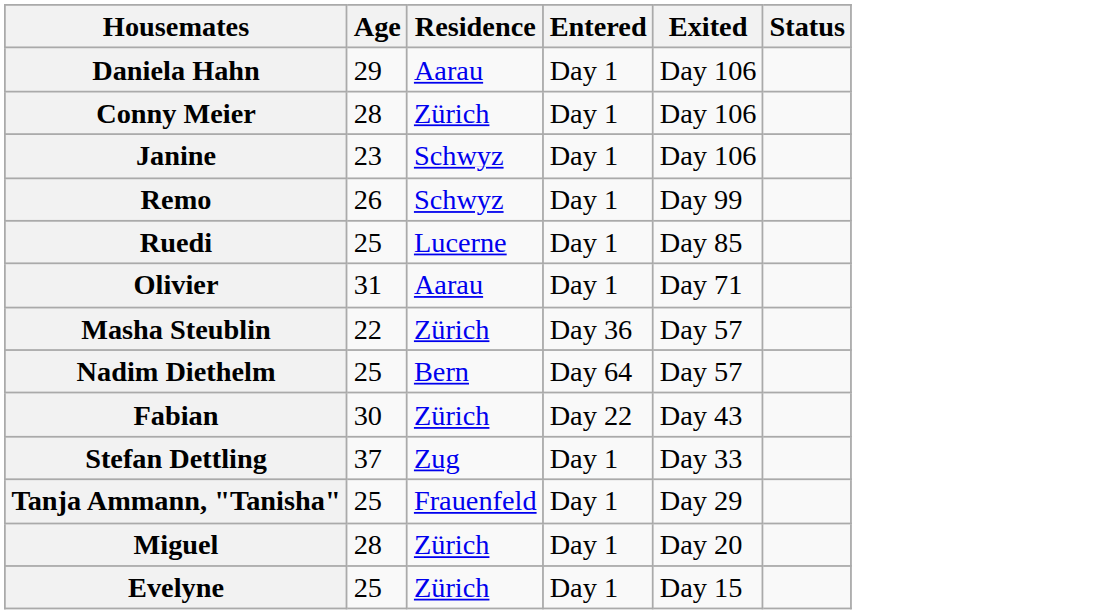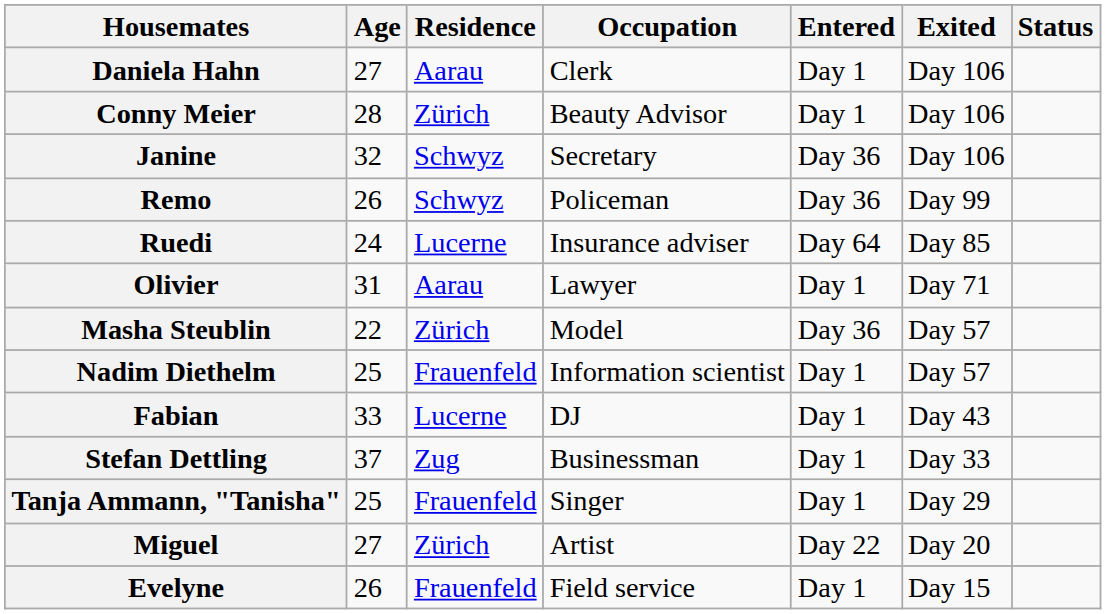+ column: (667, 26)
(368, 70) 29 -> (368, 70) 27
(368, 156) 23 -> (368, 156) 32
(584, 156) Day 1 -> (839, 156) Day 36
(584, 199) Day 1 -> (839, 199) Day 36
(368, 242) 25 -> (368, 242) 24
(584, 242) Day 1 -> (839, 242) Day 64
(441, 372) Bern -> (475, 372) Frauenfeld
(591, 372) Day 64 -> (832, 372) Day 1
(368, 415) 30 -> (368, 415) 33
(452, 415) Zürich -> (460, 415) Lucerne
(591, 415) Day 22 -> (832, 415) Day 1
(368, 544) 28 -> (368, 544) 27
(584, 544) Day 1 -> (839, 544) Day 22
(368, 587) 25 -> (368, 587) 26
(452, 587) Zürich -> (475, 587) Frauenfeld
